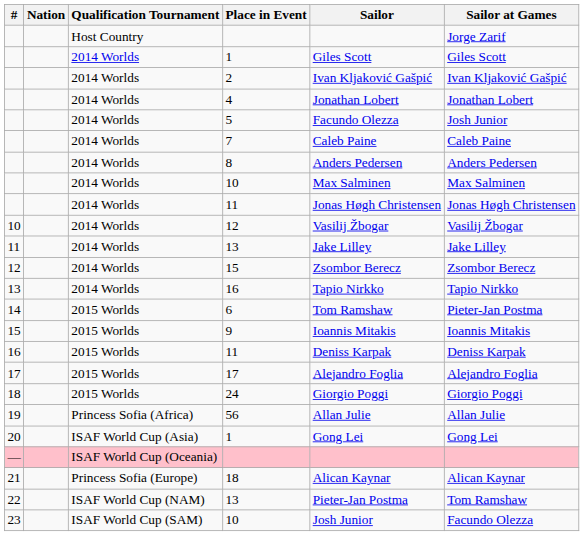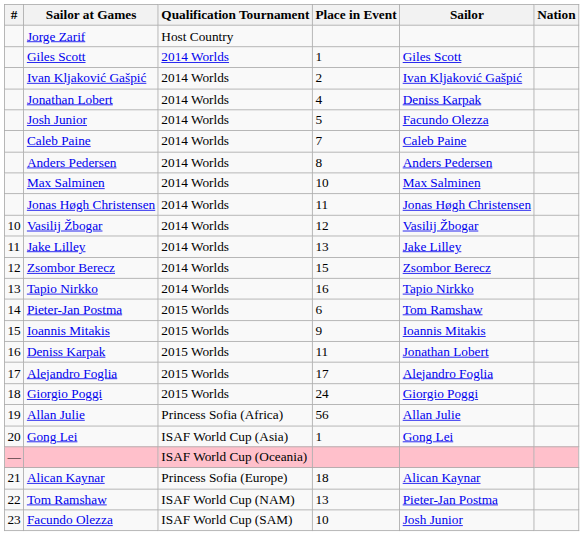columns swapped: (46, 15) <-> (511, 15)
(356, 99) Jonathan Lobert -> (442, 99) Deniss Karpak
(352, 352) Deniss Karpak -> (446, 352) Jonathan Lobert
